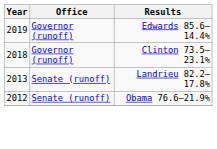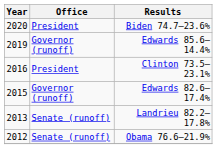+ row: (168, 26)
(17, 55) 2018 -> (17, 69) 2016
(53, 55) Governor (runoff) -> (55, 69) President
+ row: (176, 93)
